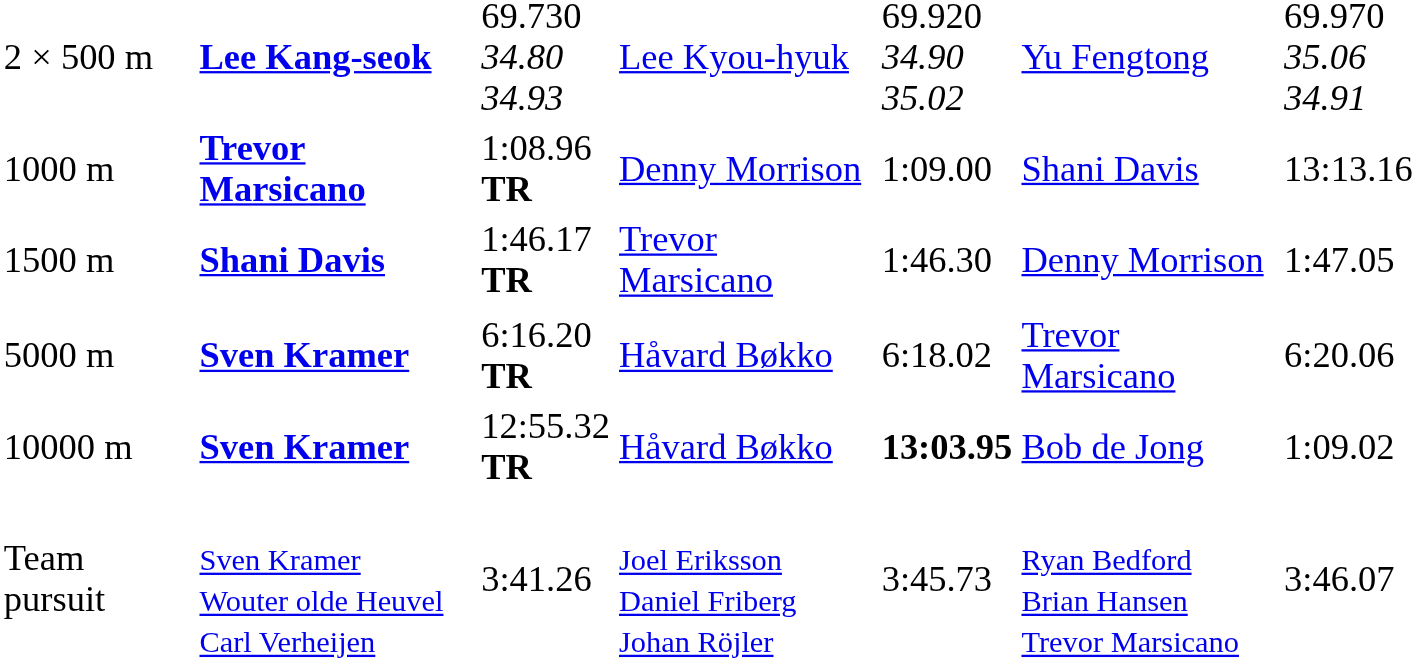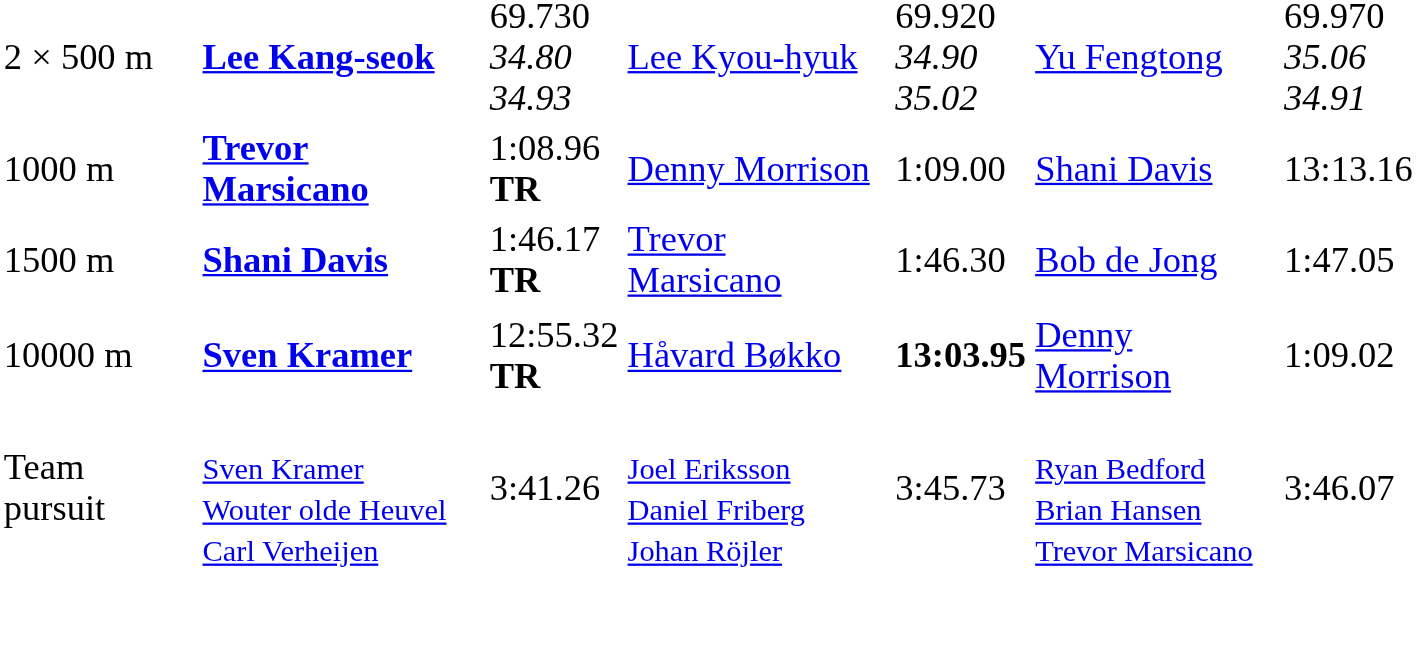(1143, 259) Denny Morrison -> (1126, 259) Bob de Jong
- row: (536, 355)
(1113, 446) Bob de Jong -> (1103, 355) Denny Morrison
